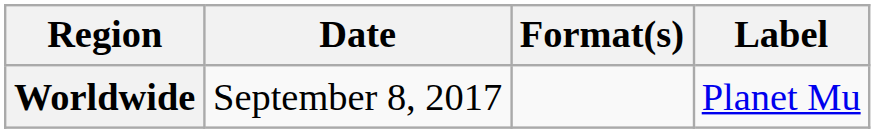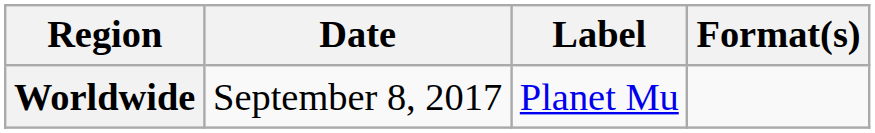columns swapped: (602, 34) <-> (781, 34)
